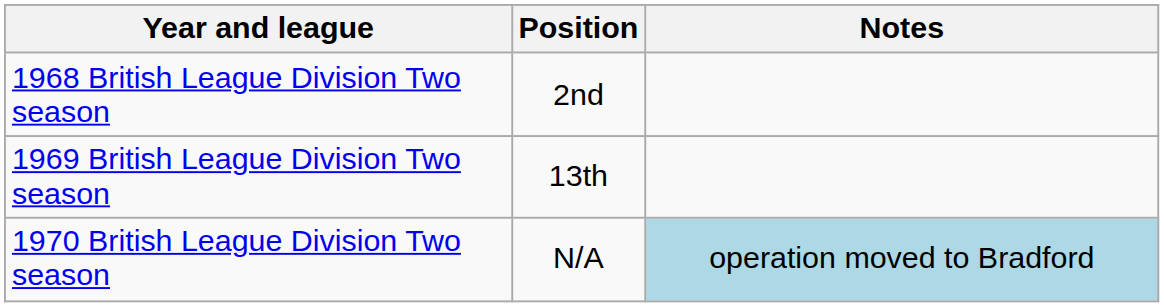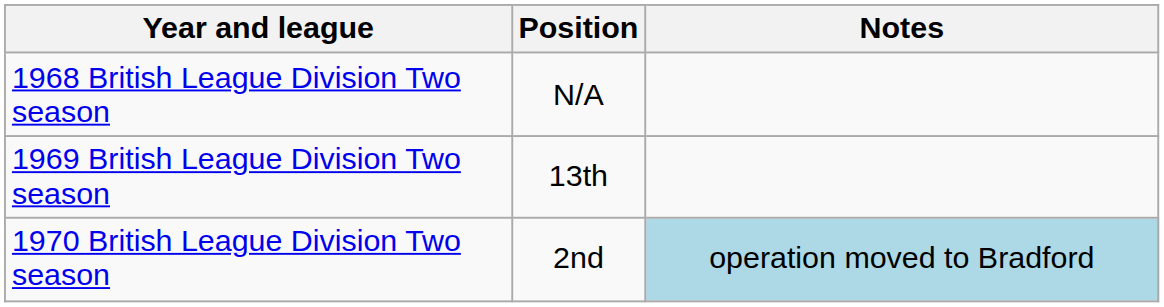(578, 93) 2nd -> (578, 93) N/A
(578, 258) N/A -> (578, 258) 2nd
